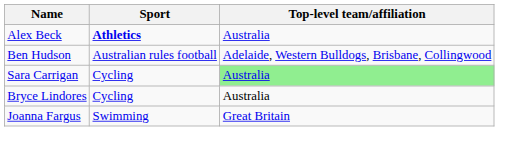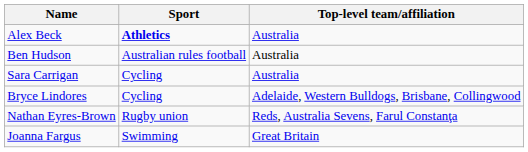(357, 55) Adelaide, Western Bulldogs, Brisbane, Collingwood -> (275, 55) Australia
(246, 75) lightgreen background -> (275, 75) no background
(246, 95) Australia -> (386, 95) Adelaide, Western Bulldogs, Brisbane, Collingwood
+ row: (62, 116)
